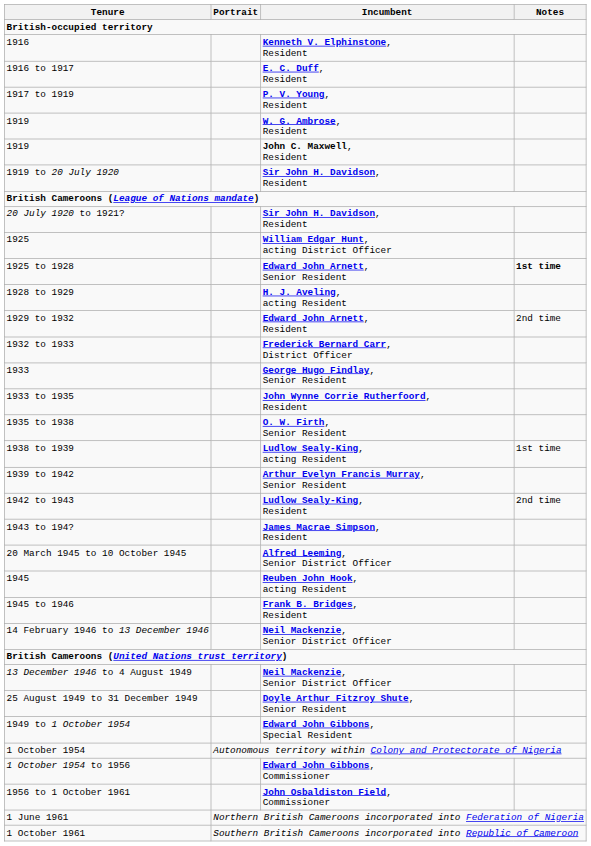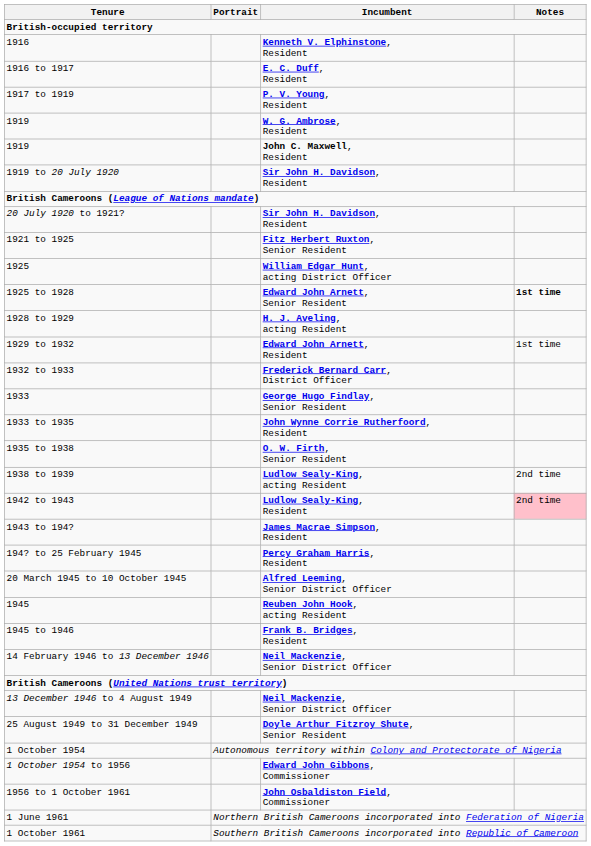+ row: (40, 240)
(539, 318) 2nd time -> (539, 344) 1st time
(539, 449) 1st time -> (539, 475) 2nd time
- row: (40, 475)
(539, 501) no background -> (539, 501) pink background
+ row: (74, 553)
- row: (68, 724)
